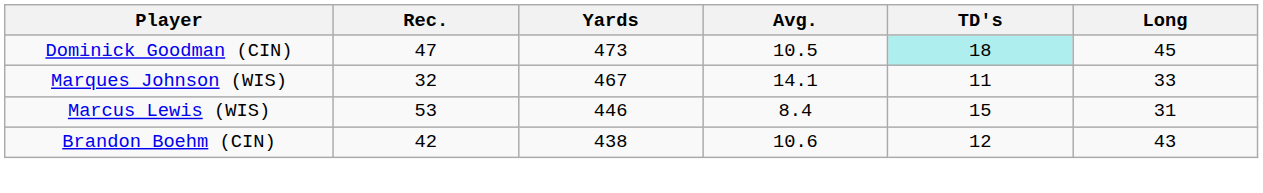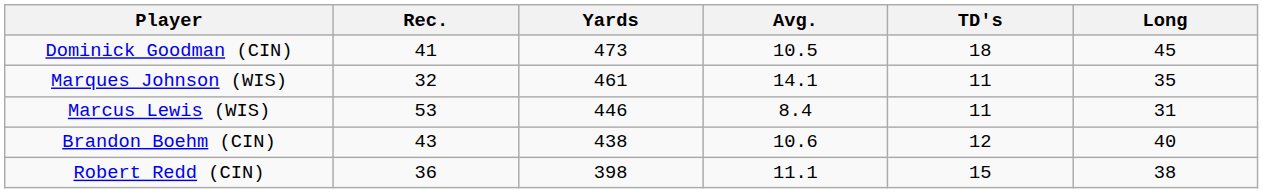(426, 50) 47 -> (426, 50) 41
(980, 50) paleturquoise background -> (980, 50) no background
(611, 81) 467 -> (611, 81) 461
(1165, 81) 33 -> (1165, 81) 35
(980, 112) 15 -> (980, 112) 11
(426, 142) 42 -> (426, 142) 43
(1165, 142) 43 -> (1165, 142) 40
+ row: (169, 173)
